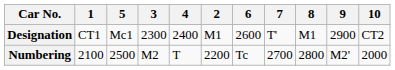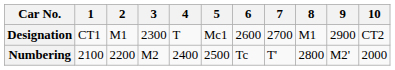columns swapped: (217, 14) <-> (122, 14)
(185, 34) 2400 -> (176, 34) T
(272, 34) T' -> (280, 34) 2700
(176, 55) T -> (185, 55) 2400
(280, 55) 2700 -> (272, 55) T'
